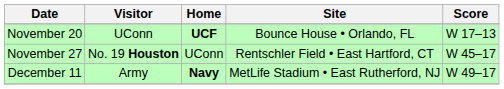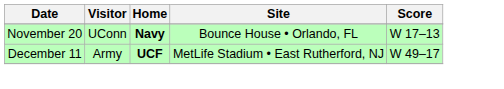(204, 34) UCF -> (150, 34) Navy
- row: (45, 53)
(204, 73) Navy -> (150, 53) UCF
